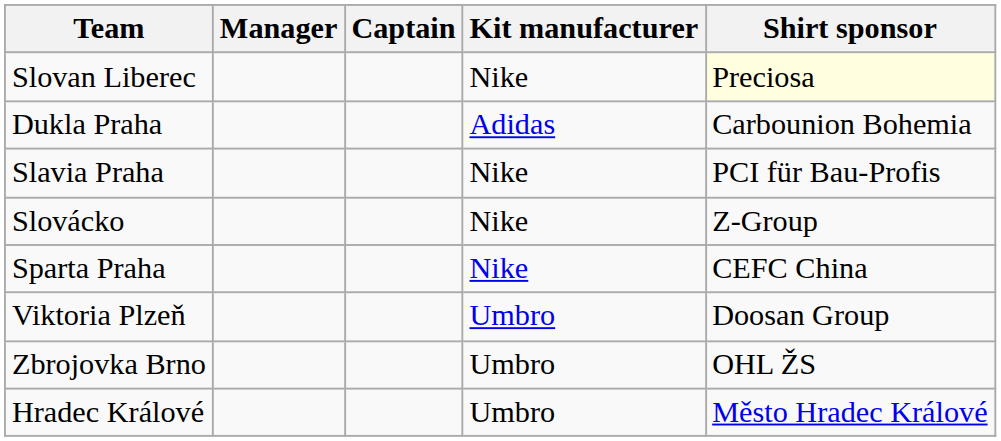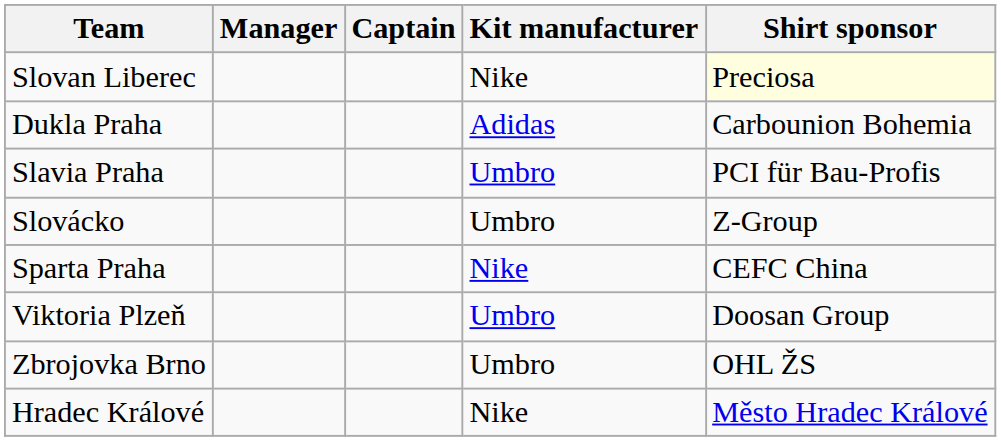(499, 172) Nike -> (512, 172) Umbro
(499, 220) Nike -> (512, 220) Umbro
(512, 412) Umbro -> (499, 412) Nike
